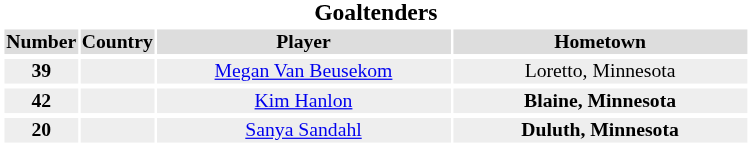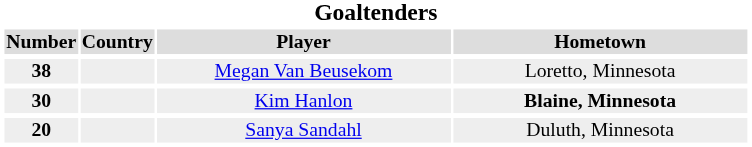(41, 71) 39 -> (41, 71) 38
(41, 100) 42 -> (41, 100) 30
(600, 130) bold -> (600, 130) normal
